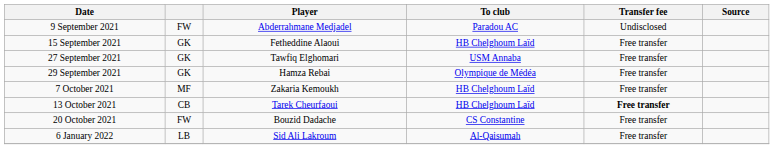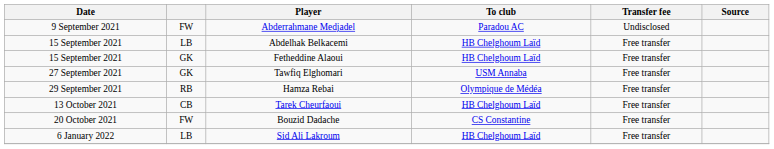+ row: (308, 42)
(184, 73) GK -> (186, 89) RB
- row: (305, 89)
(643, 104) bold -> (646, 104) normal
(495, 135) Al-Qaisumah -> (501, 135) HB Chelghoum Laïd
